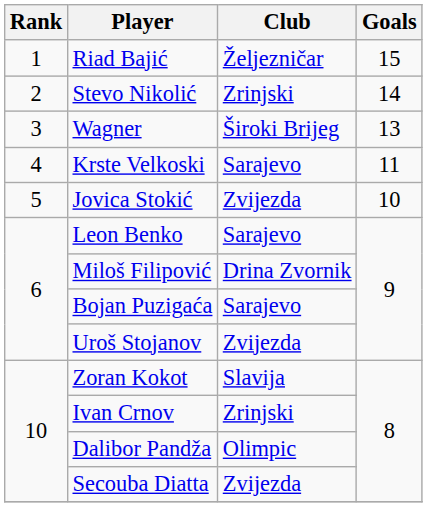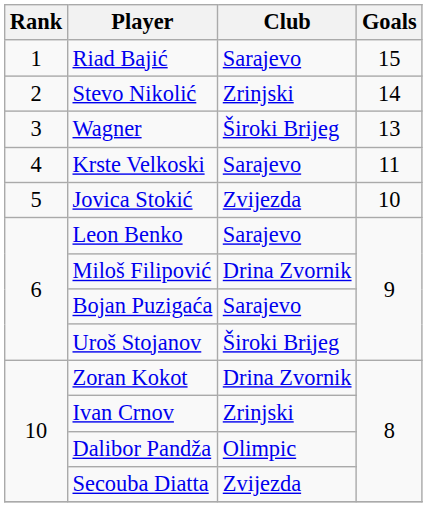(273, 57) Željezničar -> (262, 57) Sarajevo
(262, 341) Zvijezda -> (281, 341) Široki Brijeg
(254, 377) Slavija -> (287, 377) Drina Zvornik
